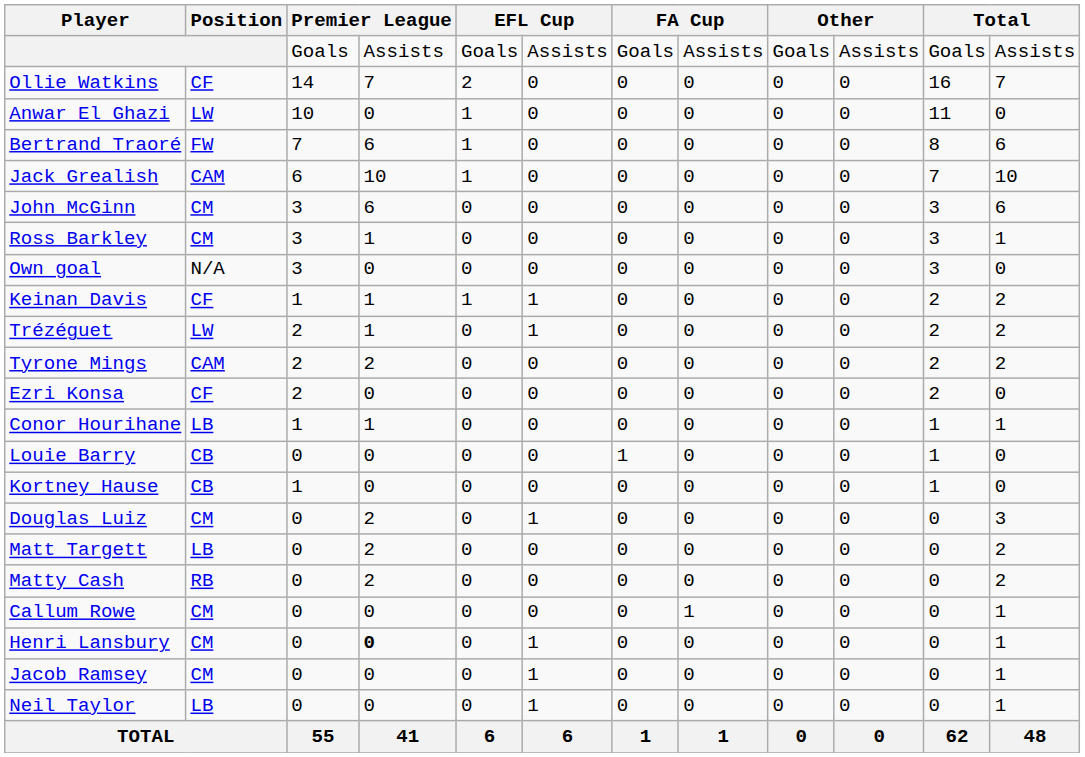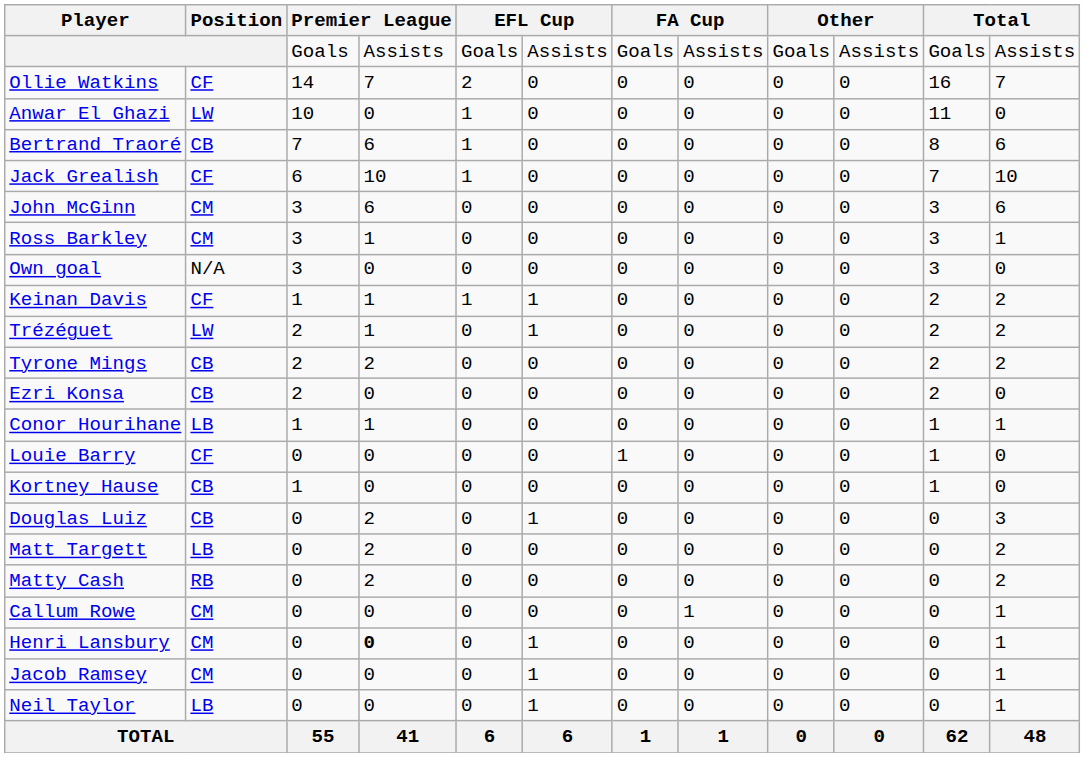(202, 145) FW -> (202, 145) CB
(208, 176) CAM -> (202, 176) CF
(208, 363) CAM -> (202, 363) CB
(202, 394) CF -> (202, 394) CB
(202, 456) CB -> (202, 456) CF
(202, 519) CM -> (202, 519) CB
